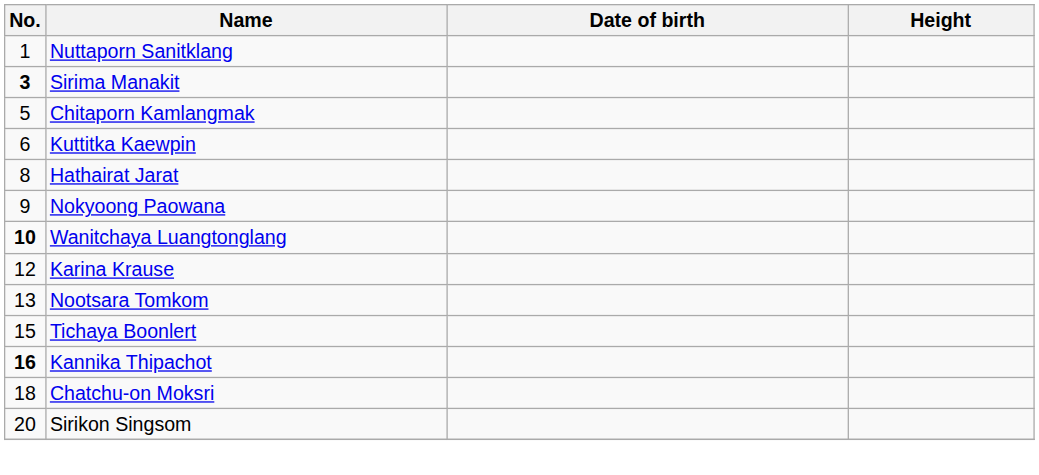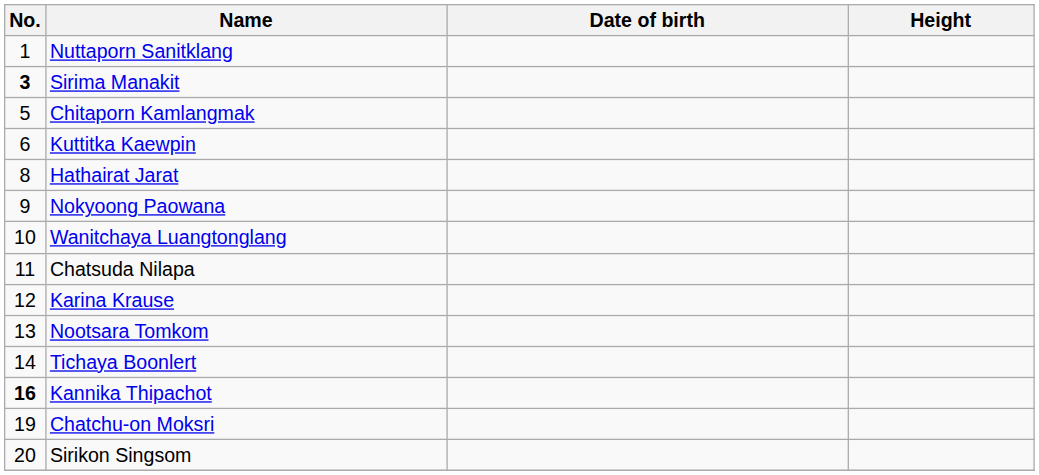(25, 238) bold -> (25, 238) normal
+ row: (122, 269)
(25, 331) 15 -> (25, 362) 14
(25, 393) 18 -> (25, 424) 19
